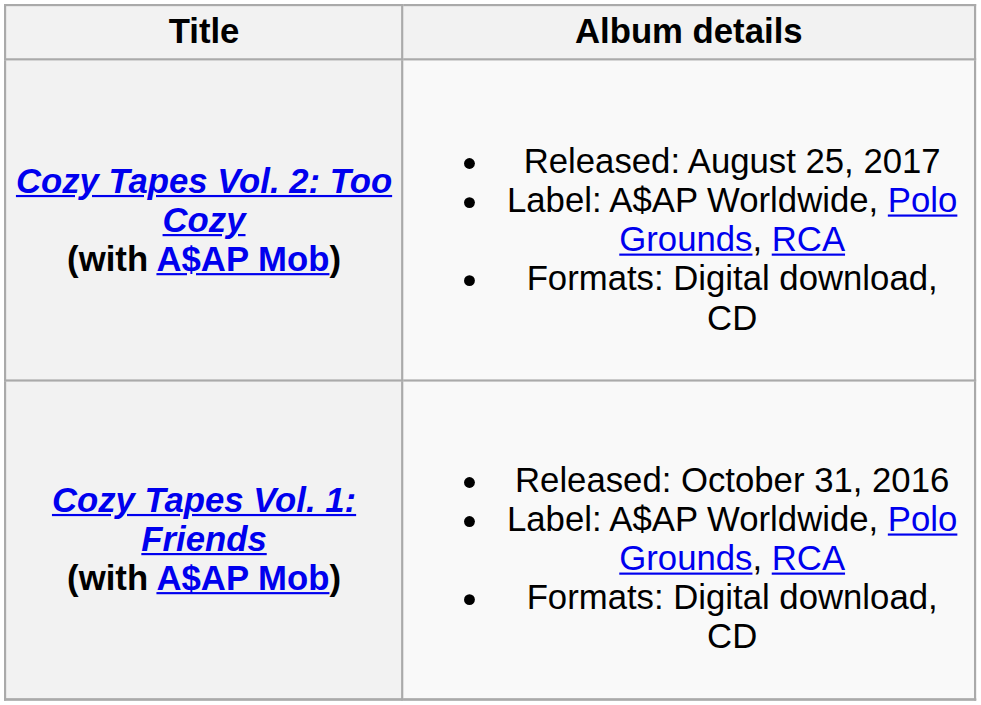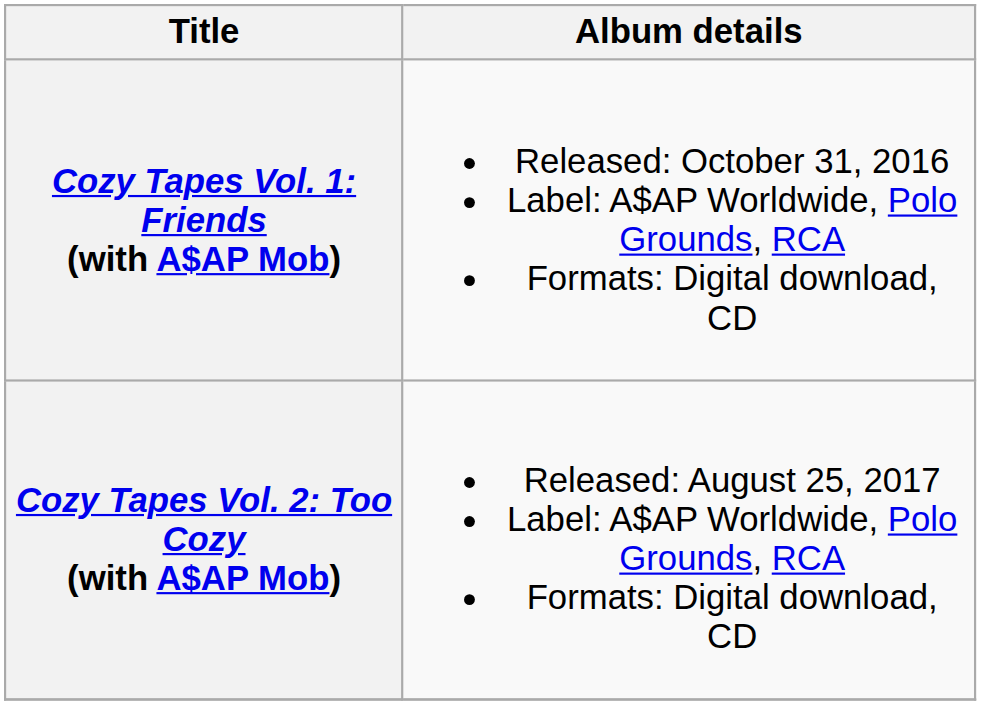rows swapped: (204, 539) <-> (204, 219)
